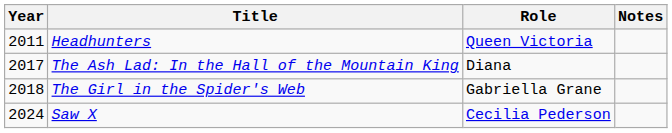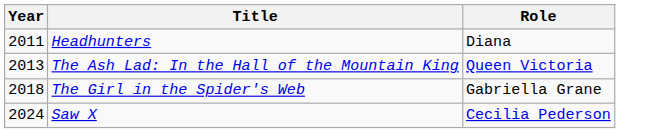- column: (641, 17)
(529, 41) Queen Victoria -> (489, 41) Diana
(26, 66) 2017 -> (26, 66) 2013
(489, 66) Diana -> (529, 66) Queen Victoria
